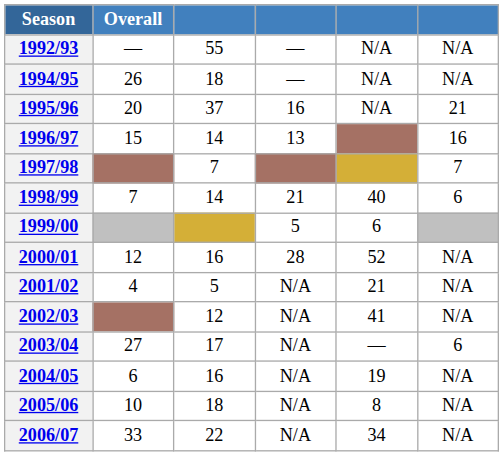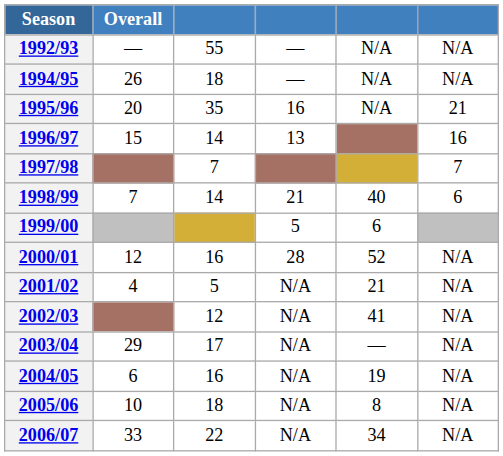(214, 108) 37 -> (214, 108) 35
(133, 345) 27 -> (133, 345) 29
(458, 345) 6 -> (458, 345) N/A
